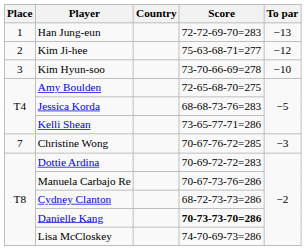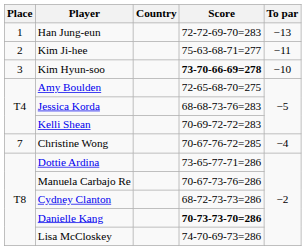(282, 51) −12 -> (282, 51) −11
(222, 69) normal -> (222, 69) bold
(222, 125) 73-65-77-71=286 -> (222, 125) 70-69-72-72=283
(282, 143) −3 -> (282, 143) −4
(222, 162) 70-69-72-72=283 -> (222, 162) 73-65-77-71=286
